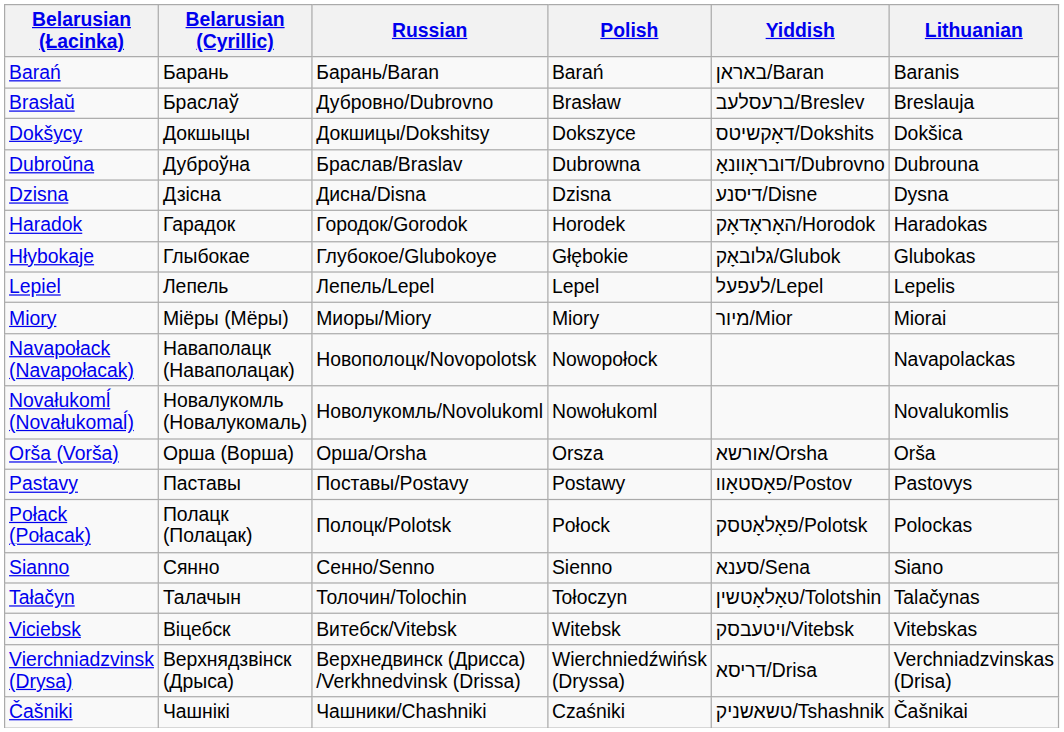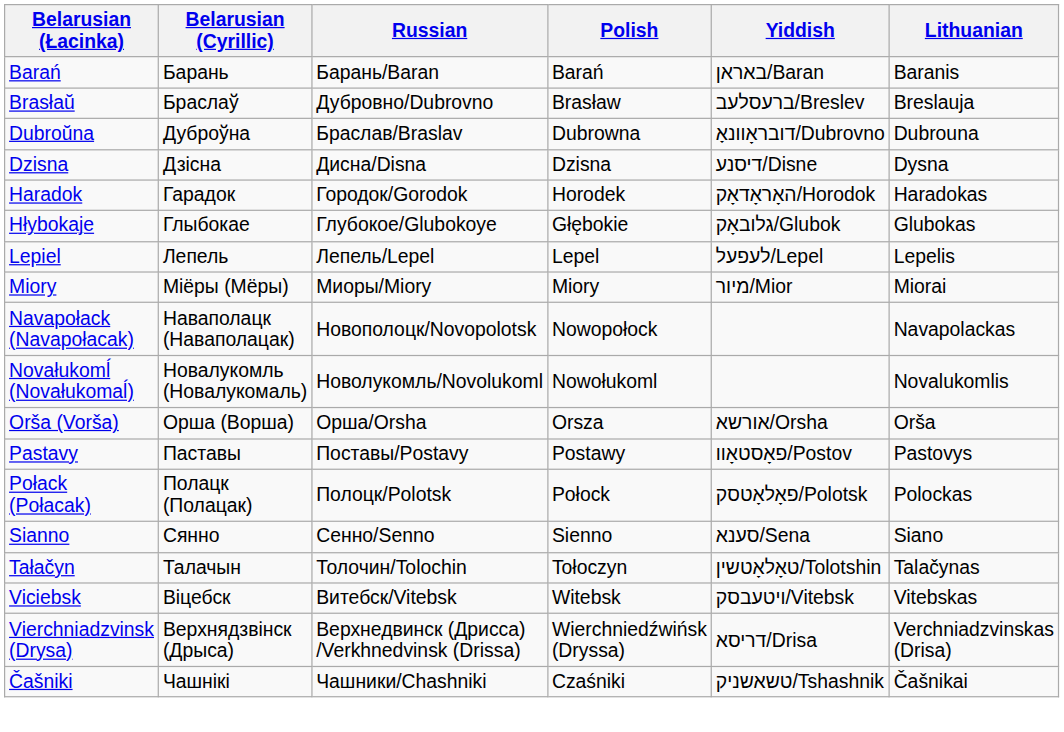- row: (46, 133)
